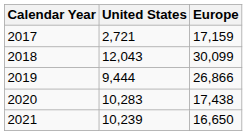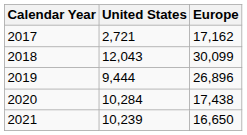(213, 36) 17,159 -> (213, 36) 17,162
(213, 78) 26,866 -> (213, 78) 26,896
(122, 99) 10,283 -> (122, 99) 10,284
